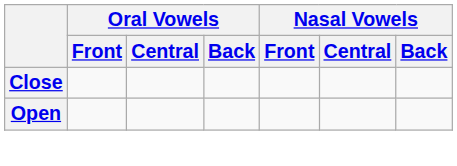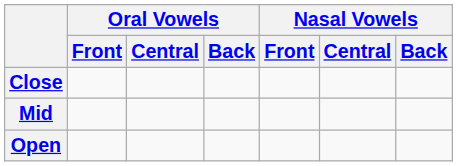+ row: (36, 113)
